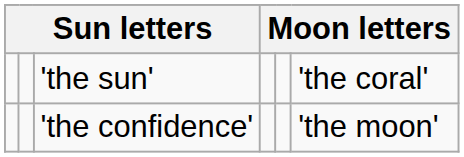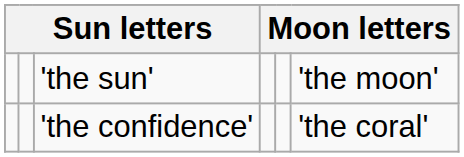(363, 77) 'the coral' -> (368, 77) 'the moon'
(368, 126) 'the moon' -> (363, 126) 'the coral'
